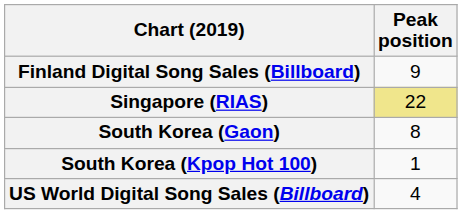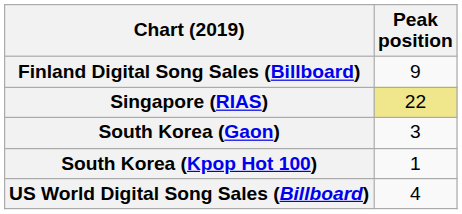(415, 132) 8 -> (415, 132) 3
